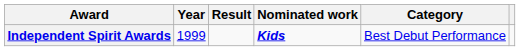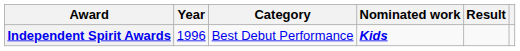columns swapped: (435, 14) <-> (231, 14)
(191, 35) 1999 -> (191, 35) 1996
